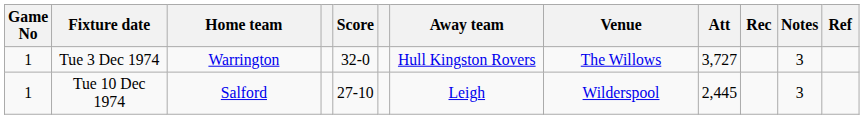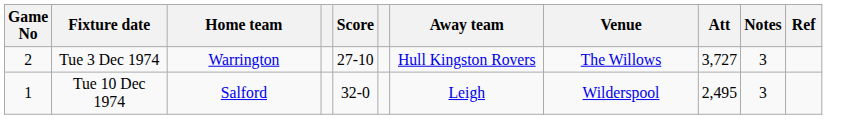- column: (759, 25)
(28, 59) 1 -> (28, 59) 2
(355, 59) 32-0 -> (355, 59) 27-10
(355, 93) 27-10 -> (355, 93) 32-0
(719, 93) 2,445 -> (719, 93) 2,495
